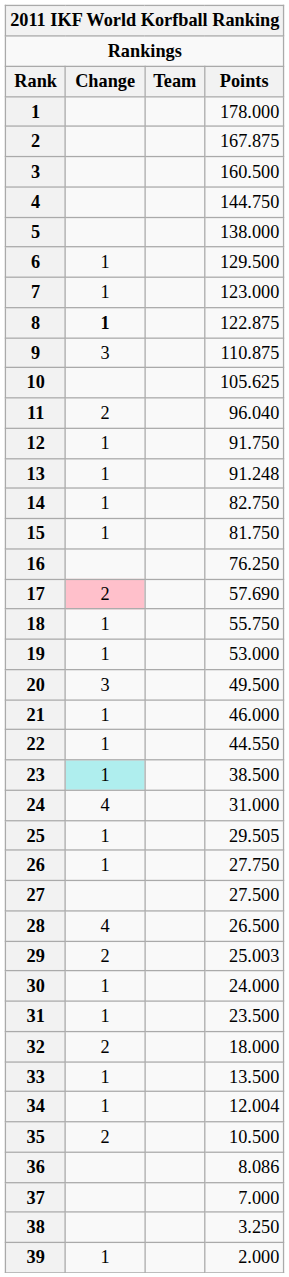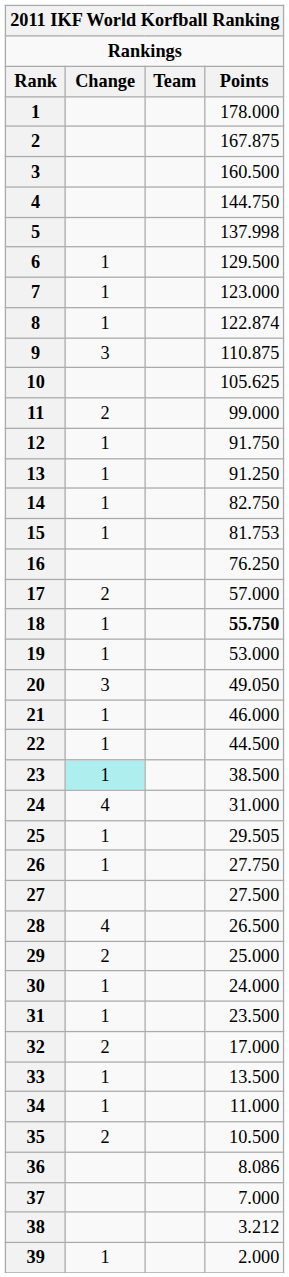(250, 231) 138.000 -> (250, 231) 137.998
(105, 322) bold -> (105, 322) normal
(250, 322) 122.875 -> (250, 322) 122.874
(254, 412) 96.040 -> (254, 412) 99.000
(254, 473) 91.248 -> (254, 473) 91.250
(254, 533) 81.750 -> (254, 533) 81.753
(105, 593) pink background -> (105, 593) no background
(254, 593) 57.690 -> (254, 593) 57.000
(254, 624) normal -> (254, 624) bold
(254, 684) 49.500 -> (254, 684) 49.050
(254, 744) 44.550 -> (254, 744) 44.500
(254, 955) 25.003 -> (254, 955) 25.000
(254, 1046) 18.000 -> (254, 1046) 17.000
(254, 1106) 12.004 -> (255, 1106) 11.000
(259, 1227) 3.250 -> (259, 1227) 3.212
